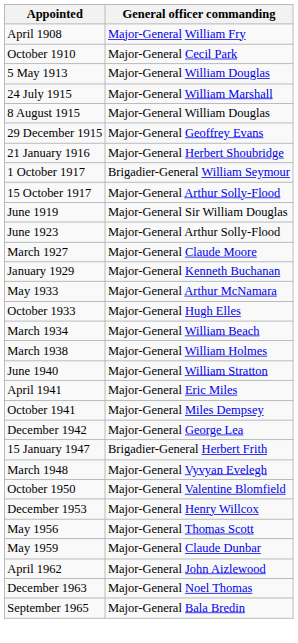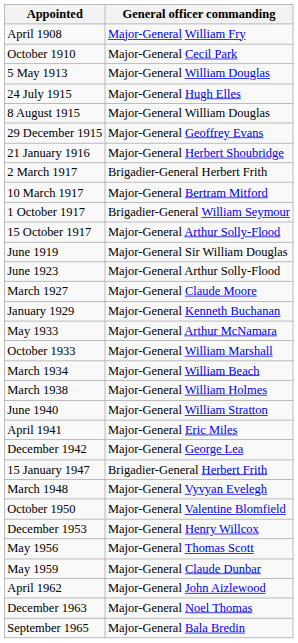(190, 93) Major-General William Marshall -> (174, 93) Major-General Hugh Elles
+ row: (42, 172)
+ row: (45, 192)
(174, 311) Major-General Hugh Elles -> (190, 350) Major-General William Marshall
- row: (41, 410)
